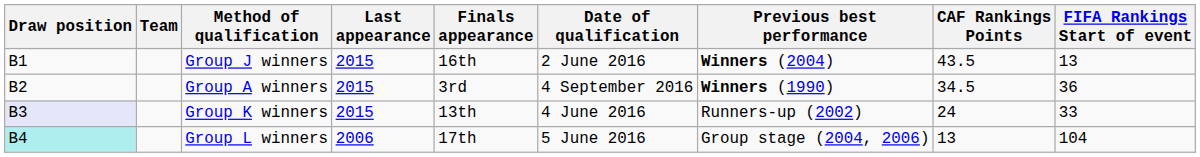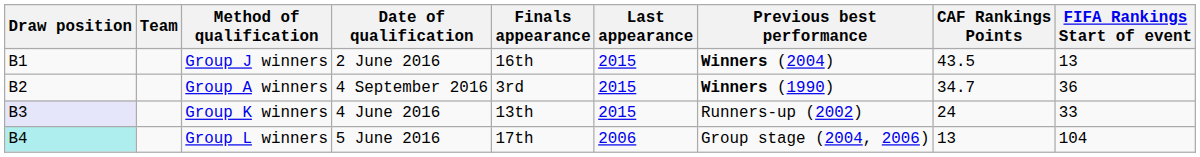columns swapped: (617, 27) <-> (383, 27)
(956, 88) 34.5 -> (956, 88) 34.7
